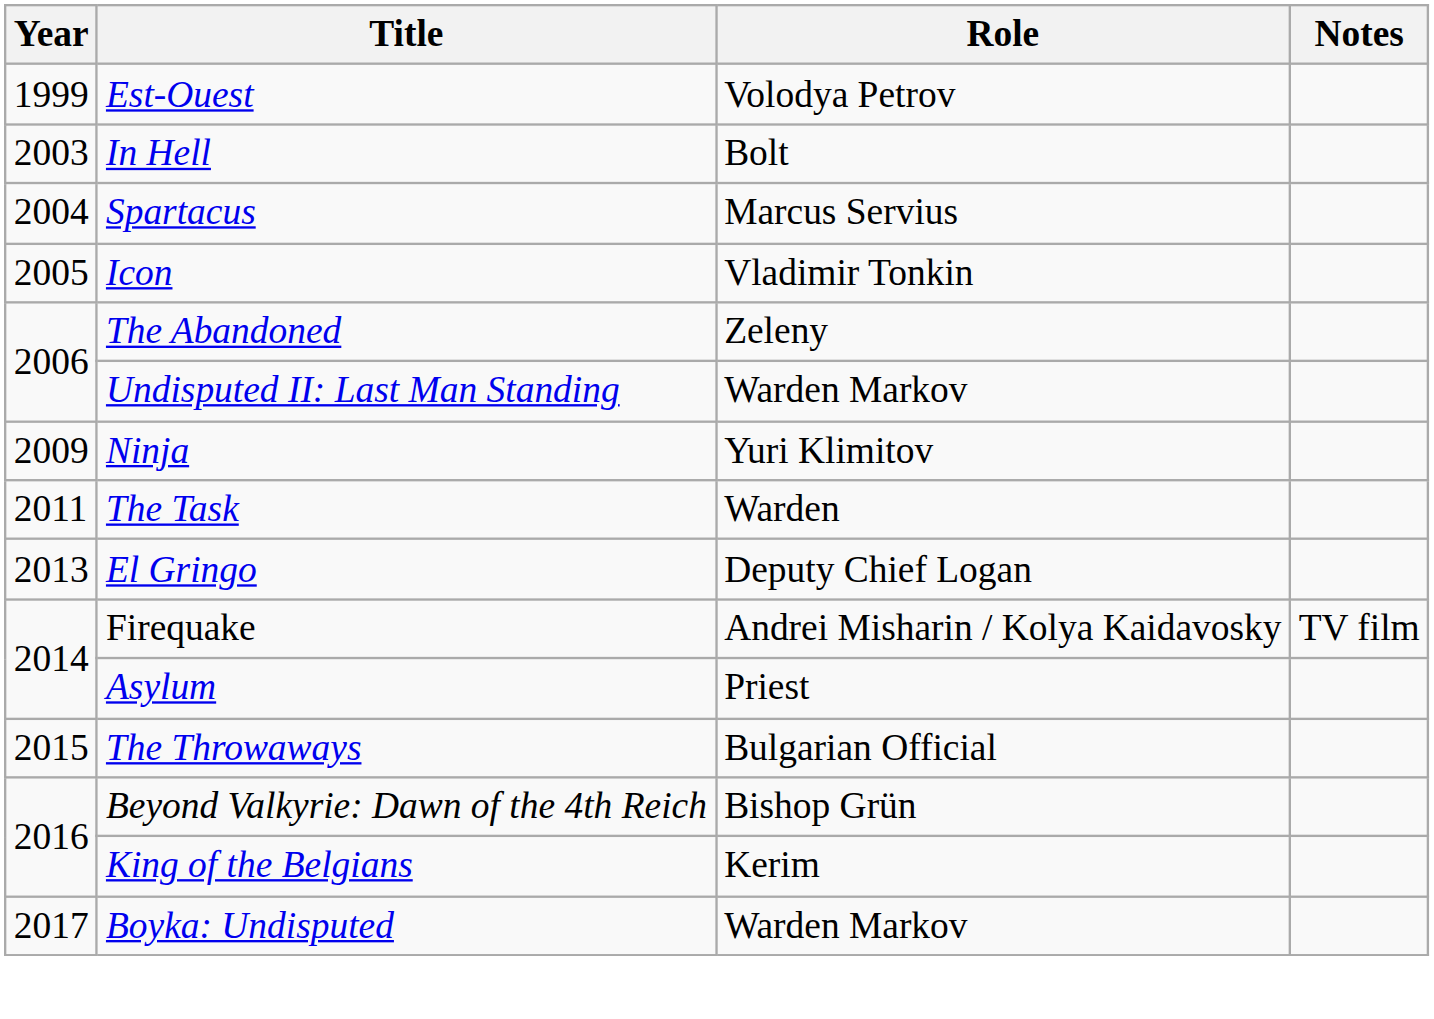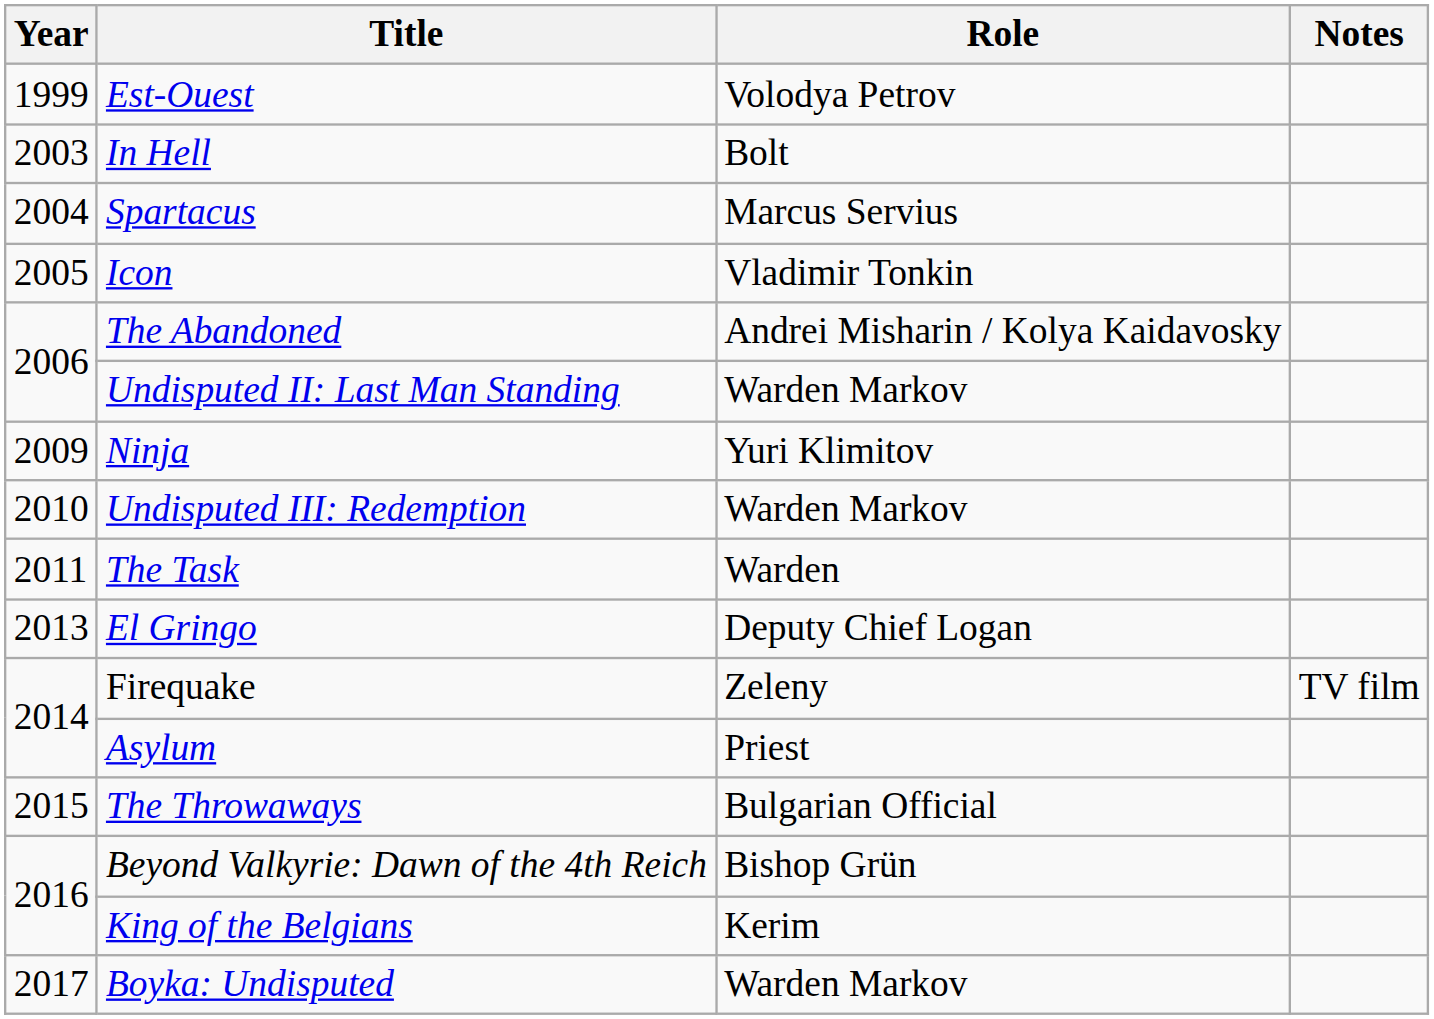(776, 331) Zeleny -> (1003, 331) Andrei Misharin / Kolya Kaidavosky
+ row: (316, 509)
(1003, 627) Andrei Misharin / Kolya Kaidavosky -> (776, 687) Zeleny
